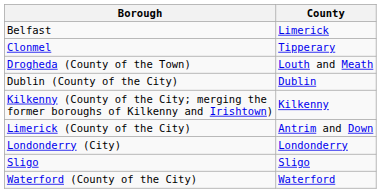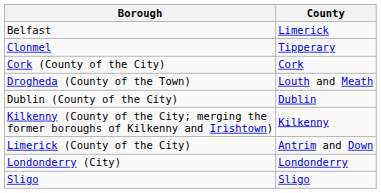+ row: (86, 64)
- row: (102, 180)
